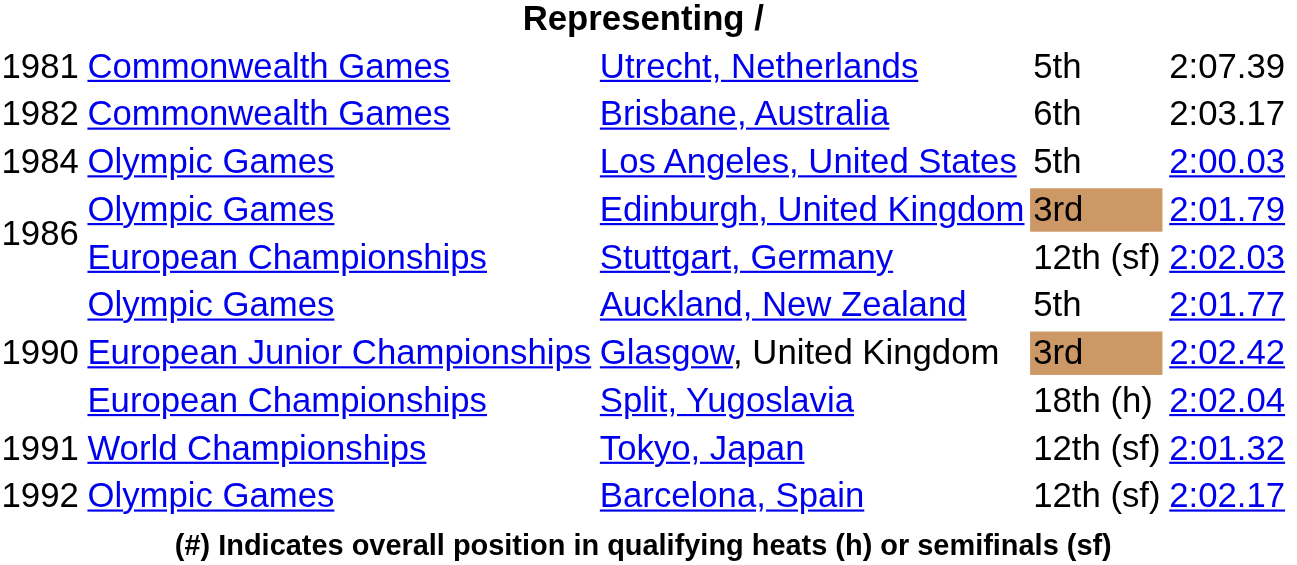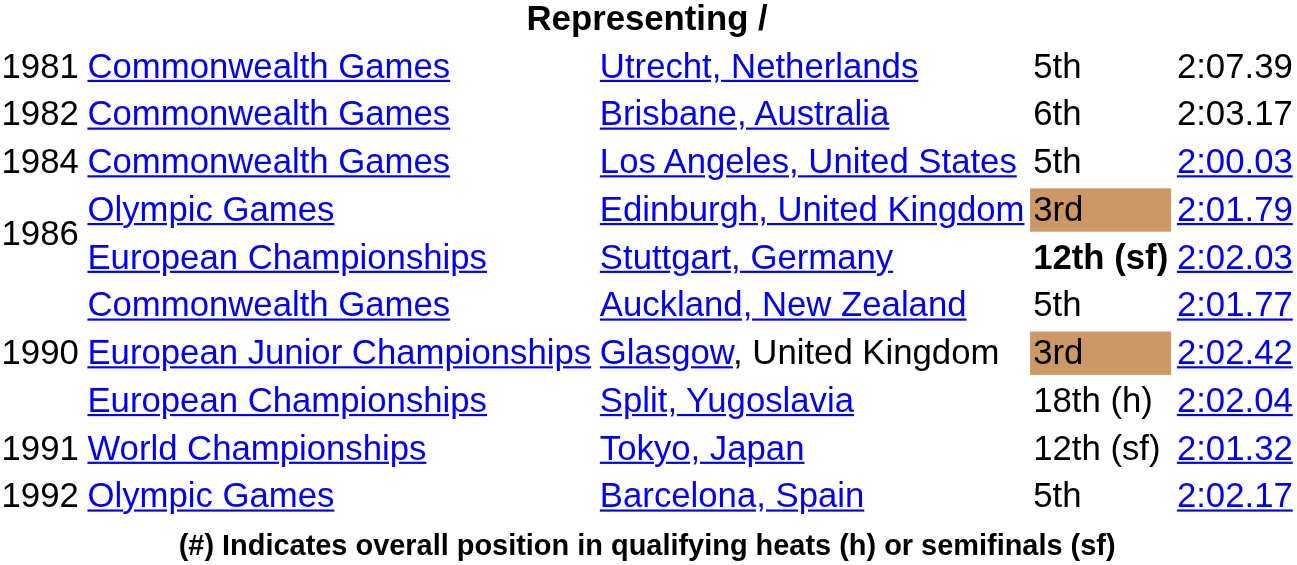(211, 161) Olympic Games -> (269, 161) Commonwealth Games
(1097, 257) normal -> (1101, 257) bold
(211, 304) Olympic Games -> (269, 304) Commonwealth Games
(1097, 495) 12th (sf) -> (1057, 495) 5th
